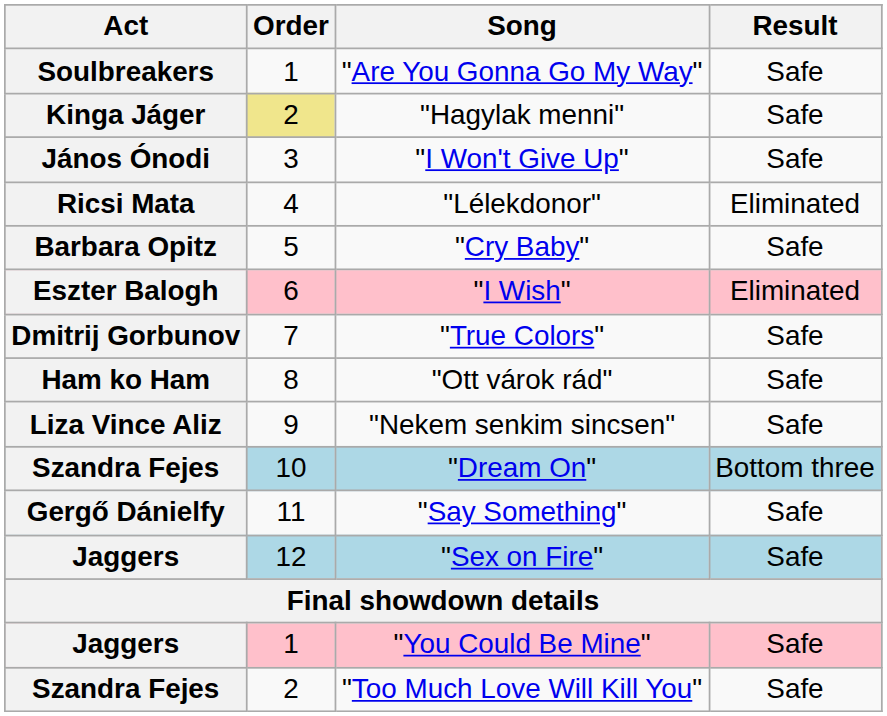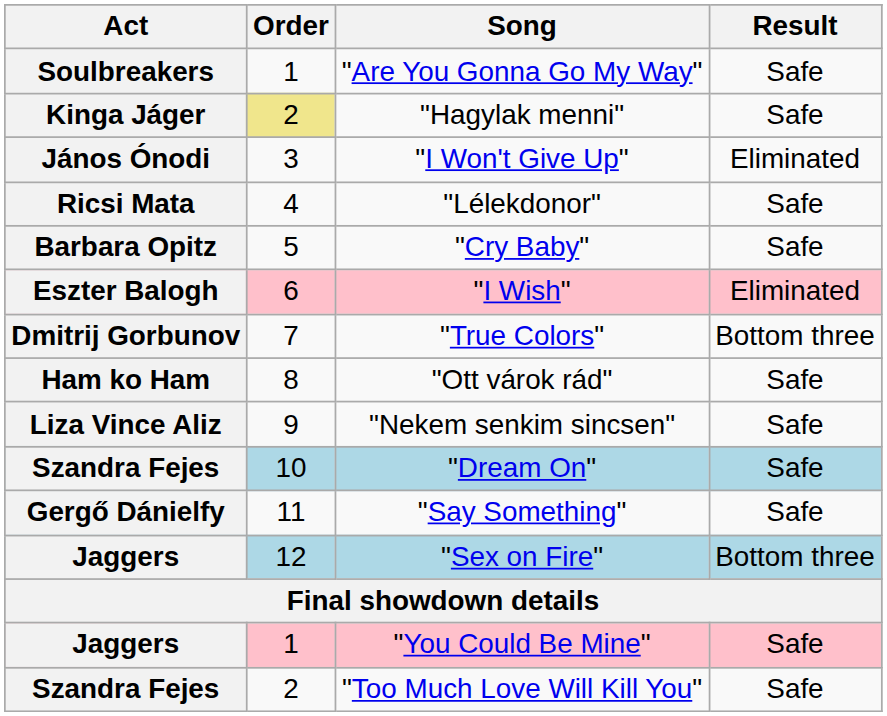(795, 159) Safe -> (795, 159) Eliminated
(795, 203) Eliminated -> (795, 203) Safe
(795, 335) Safe -> (795, 335) Bottom three
(795, 468) Bottom three -> (795, 468) Safe
(795, 556) Safe -> (795, 556) Bottom three
